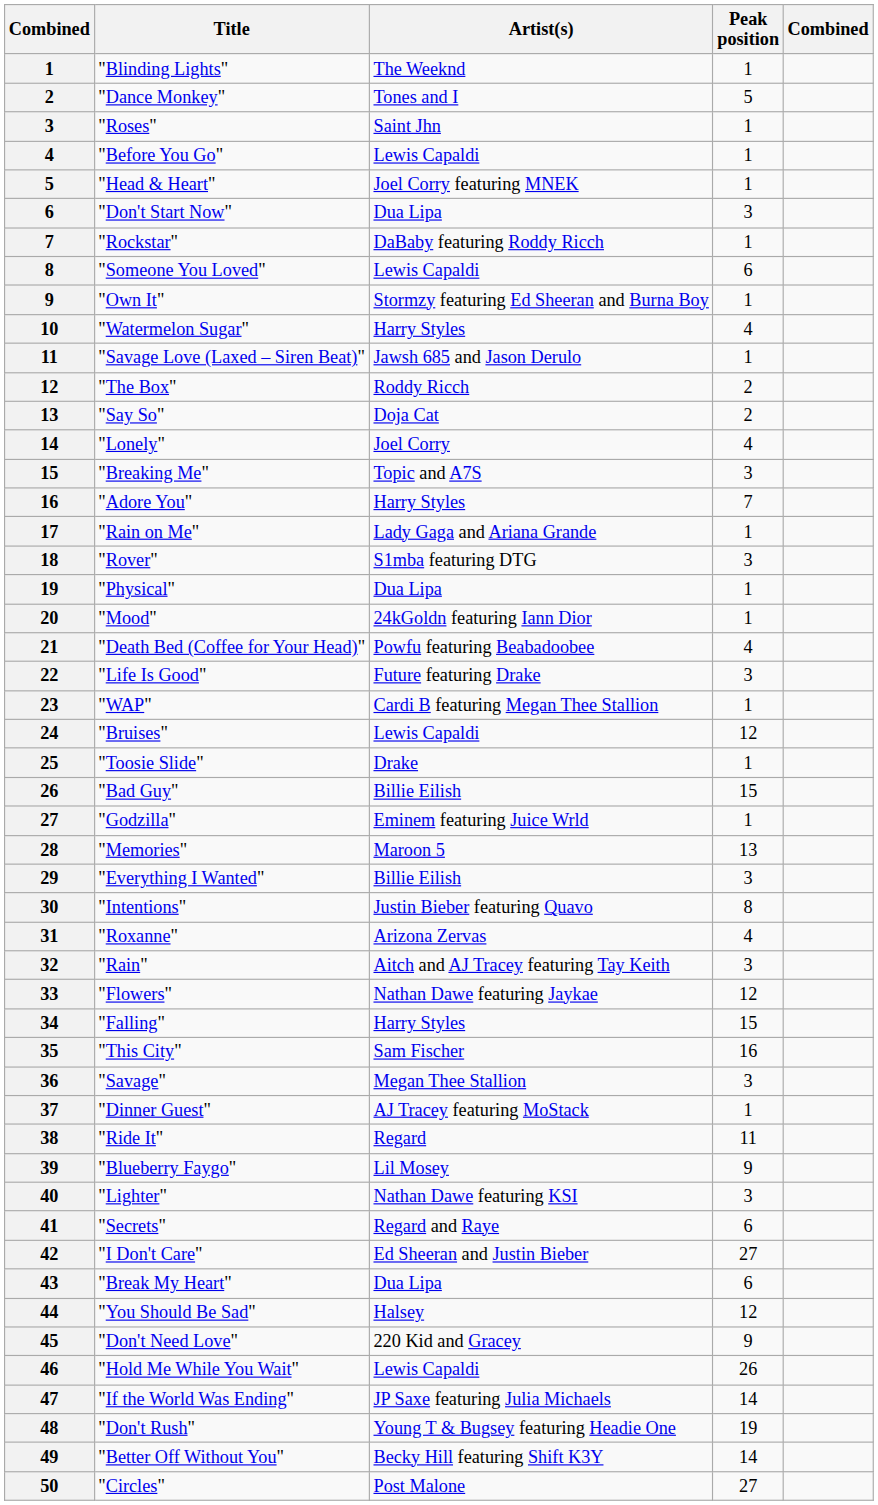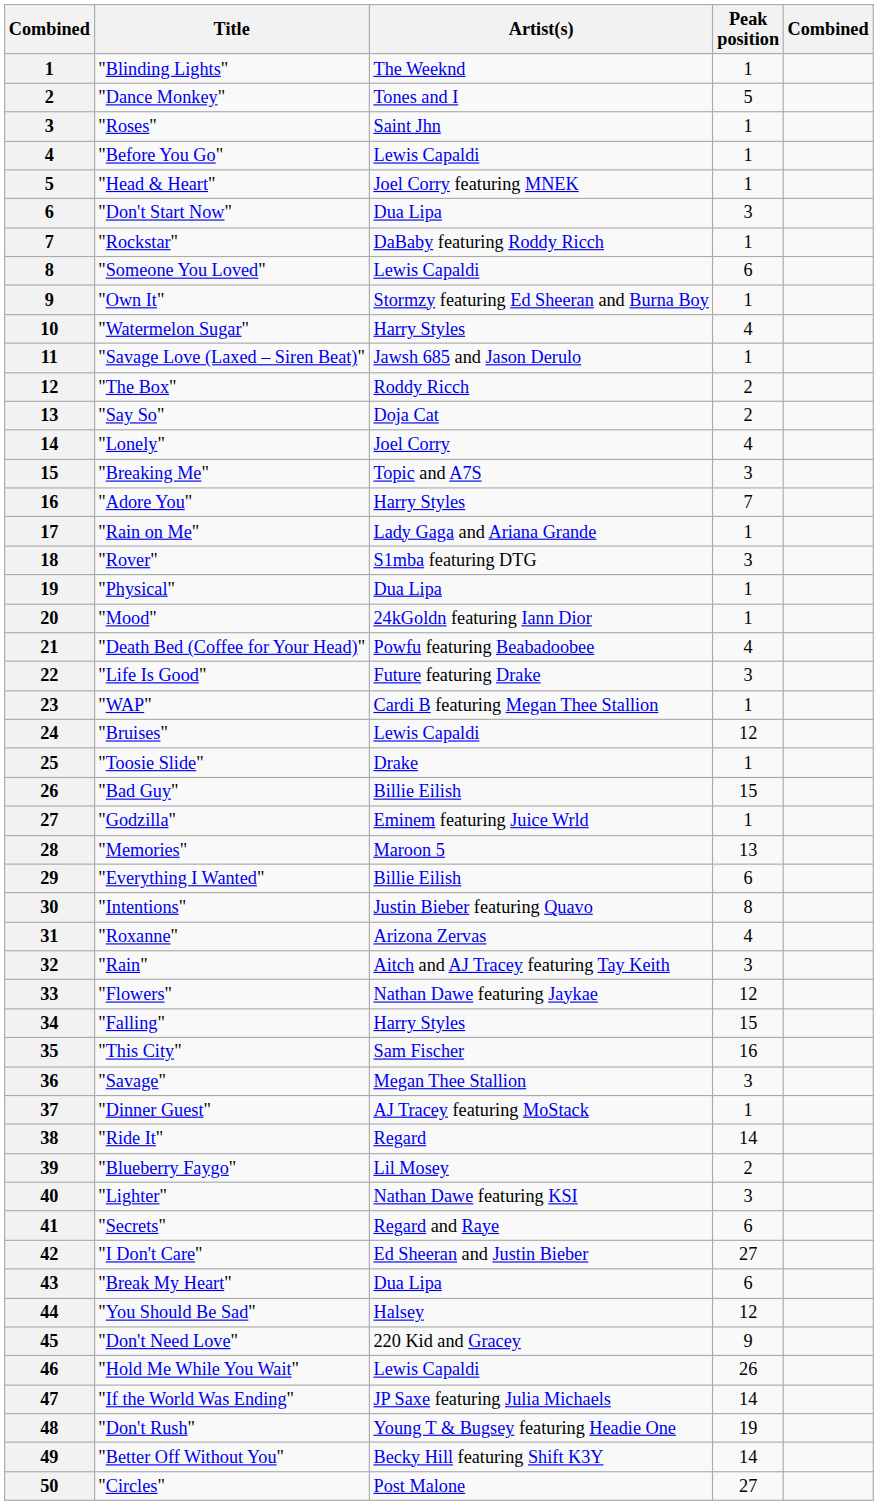(748, 878) 3 -> (748, 878) 6
(748, 1138) 11 -> (748, 1138) 14
(748, 1167) 9 -> (748, 1167) 2
